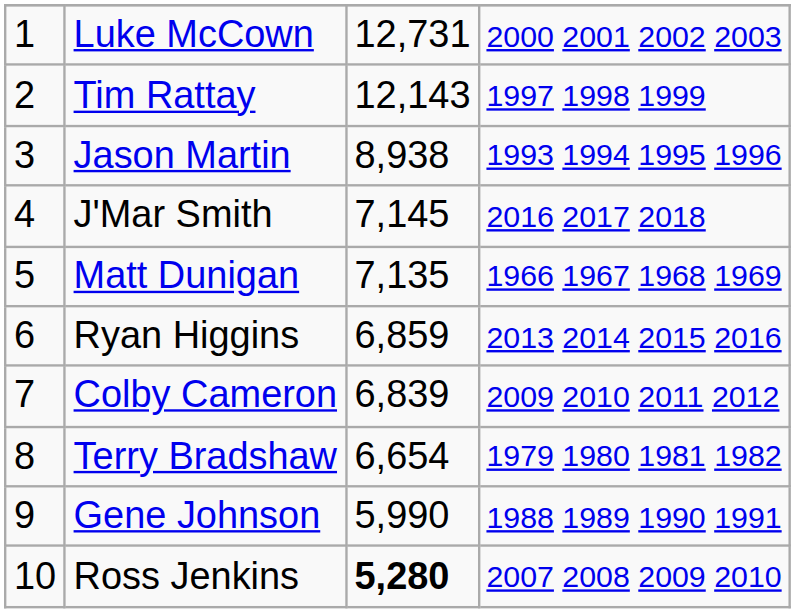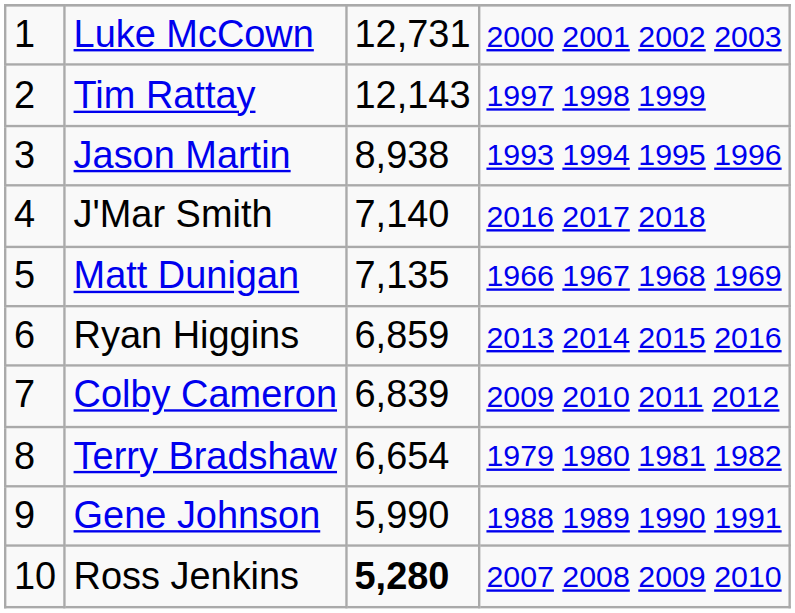(402, 214) 7,145 -> (402, 214) 7,140
